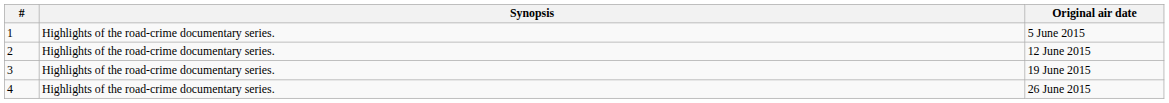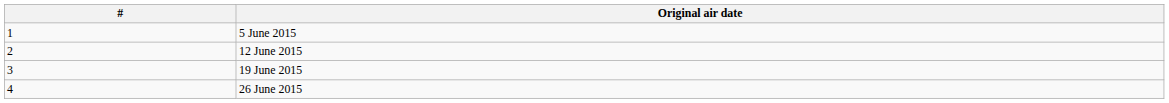- column: (532, 13)
